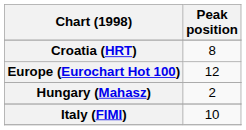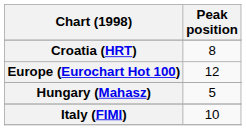(212, 93) 2 -> (212, 93) 5
